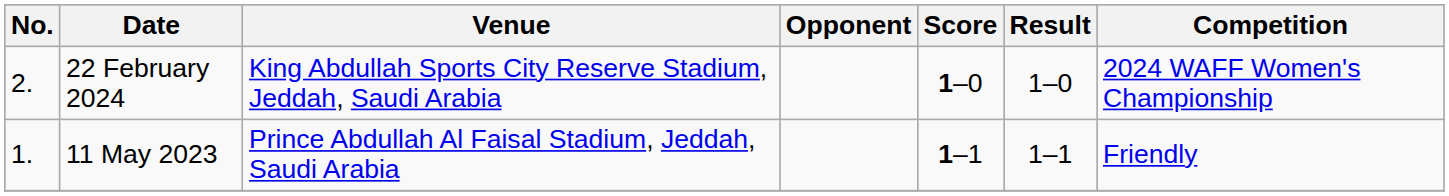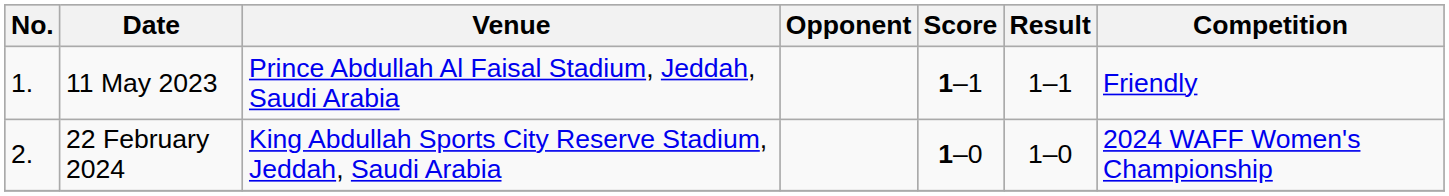rows swapped: (142, 154) <-> (138, 82)
